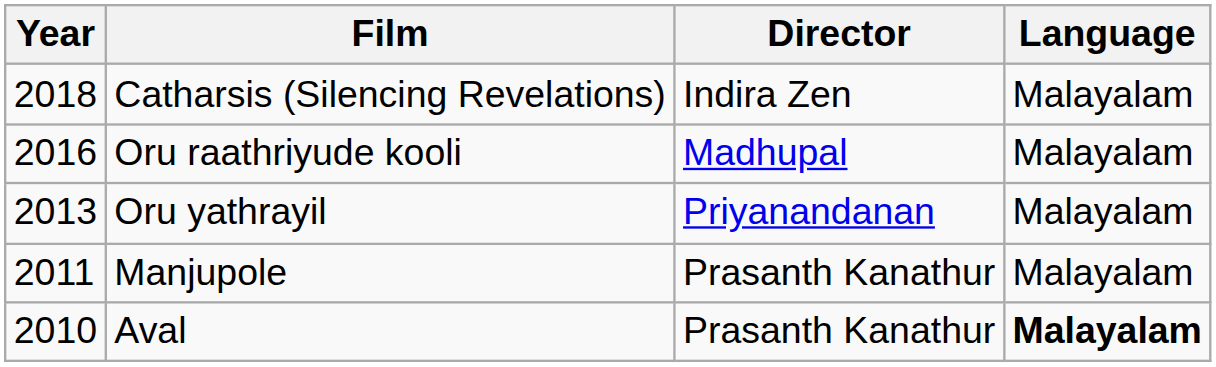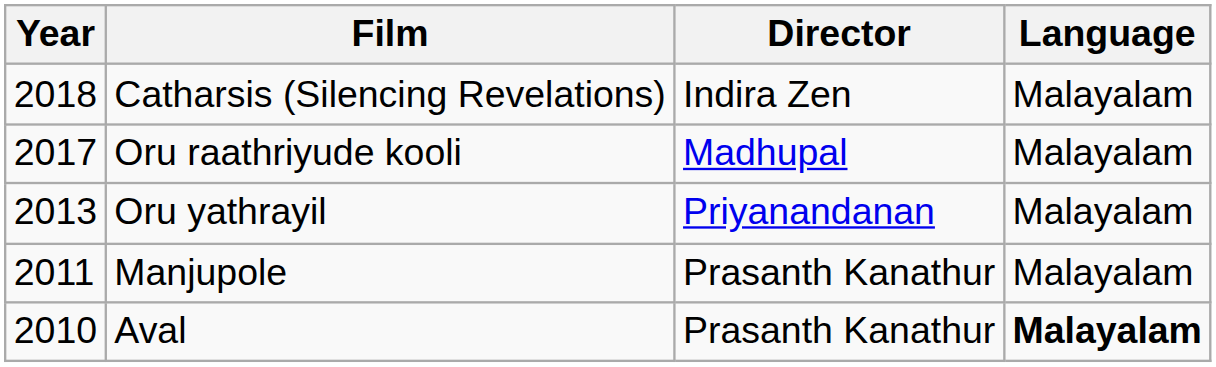(55, 152) 2016 -> (55, 152) 2017
